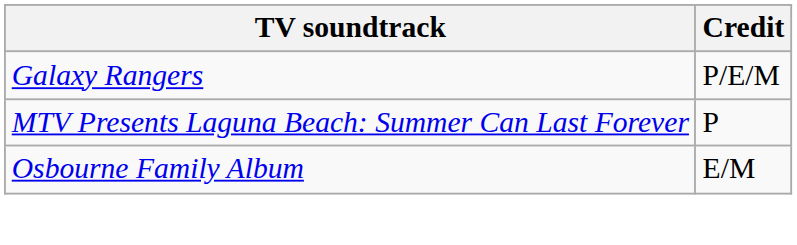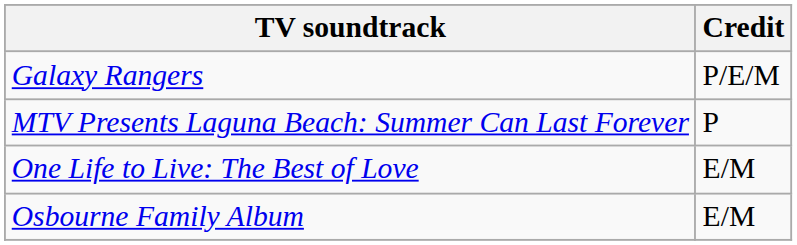+ row: (215, 168)
